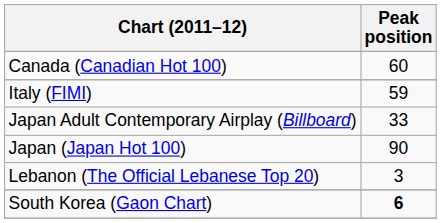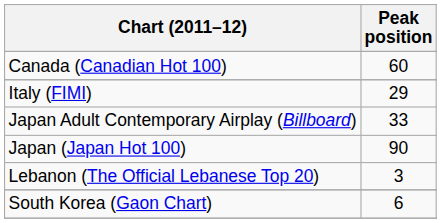(399, 93) 59 -> (399, 93) 29
(399, 203) bold -> (399, 203) normal
